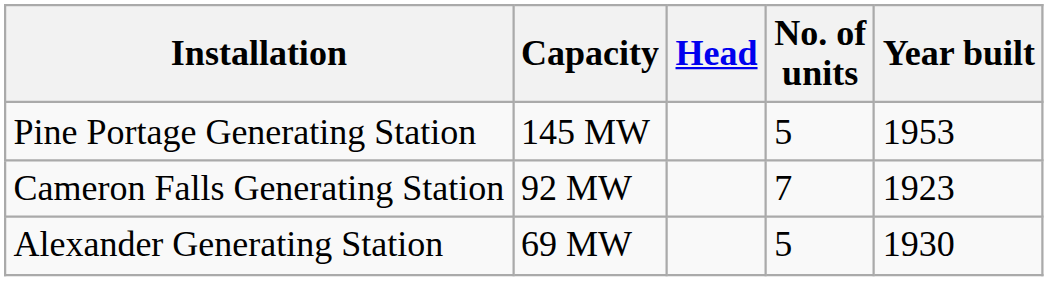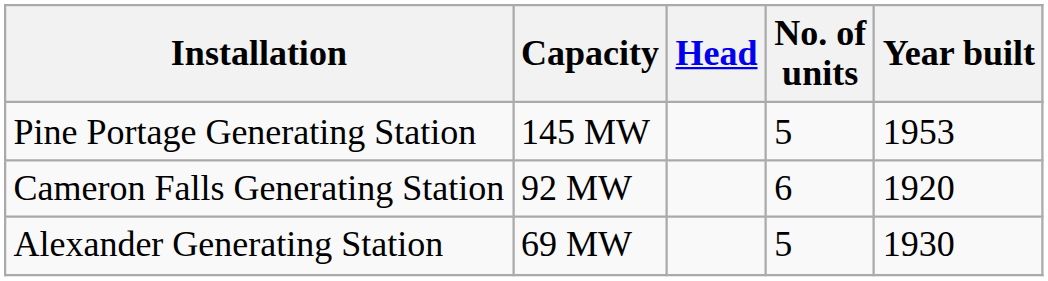(783, 187) 7 -> (783, 187) 6
(919, 187) 1923 -> (919, 187) 1920
